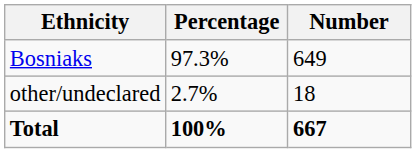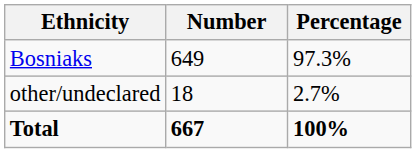columns swapped: (349, 22) <-> (227, 22)
